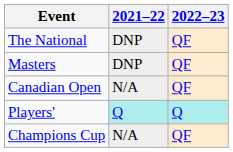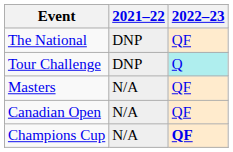+ row: (54, 64)
(127, 64) DNP -> (125, 87) N/A
- row: (31, 111)
(181, 135) normal -> (182, 135) bold
